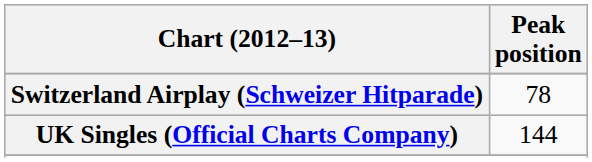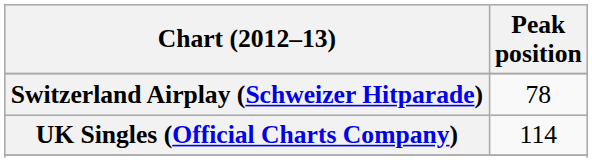(538, 134) 144 -> (538, 134) 114
